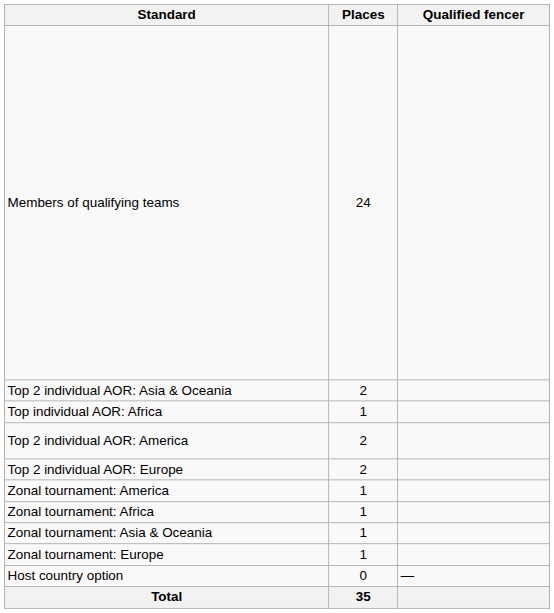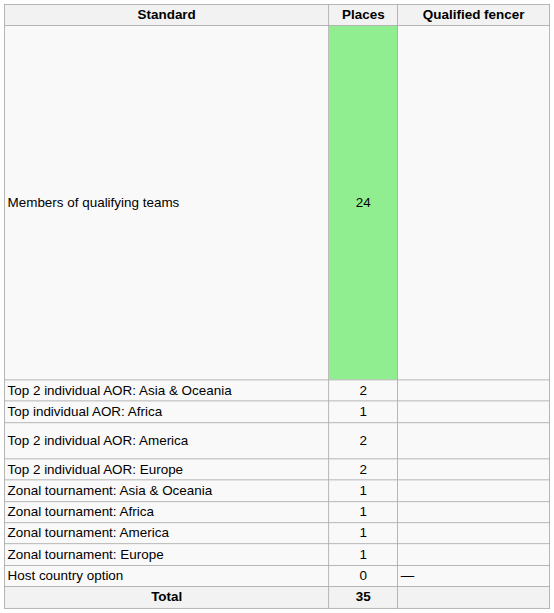(363, 202) no background -> (363, 202) lightgreen background
rows swapped: (110, 533) <-> (88, 490)
